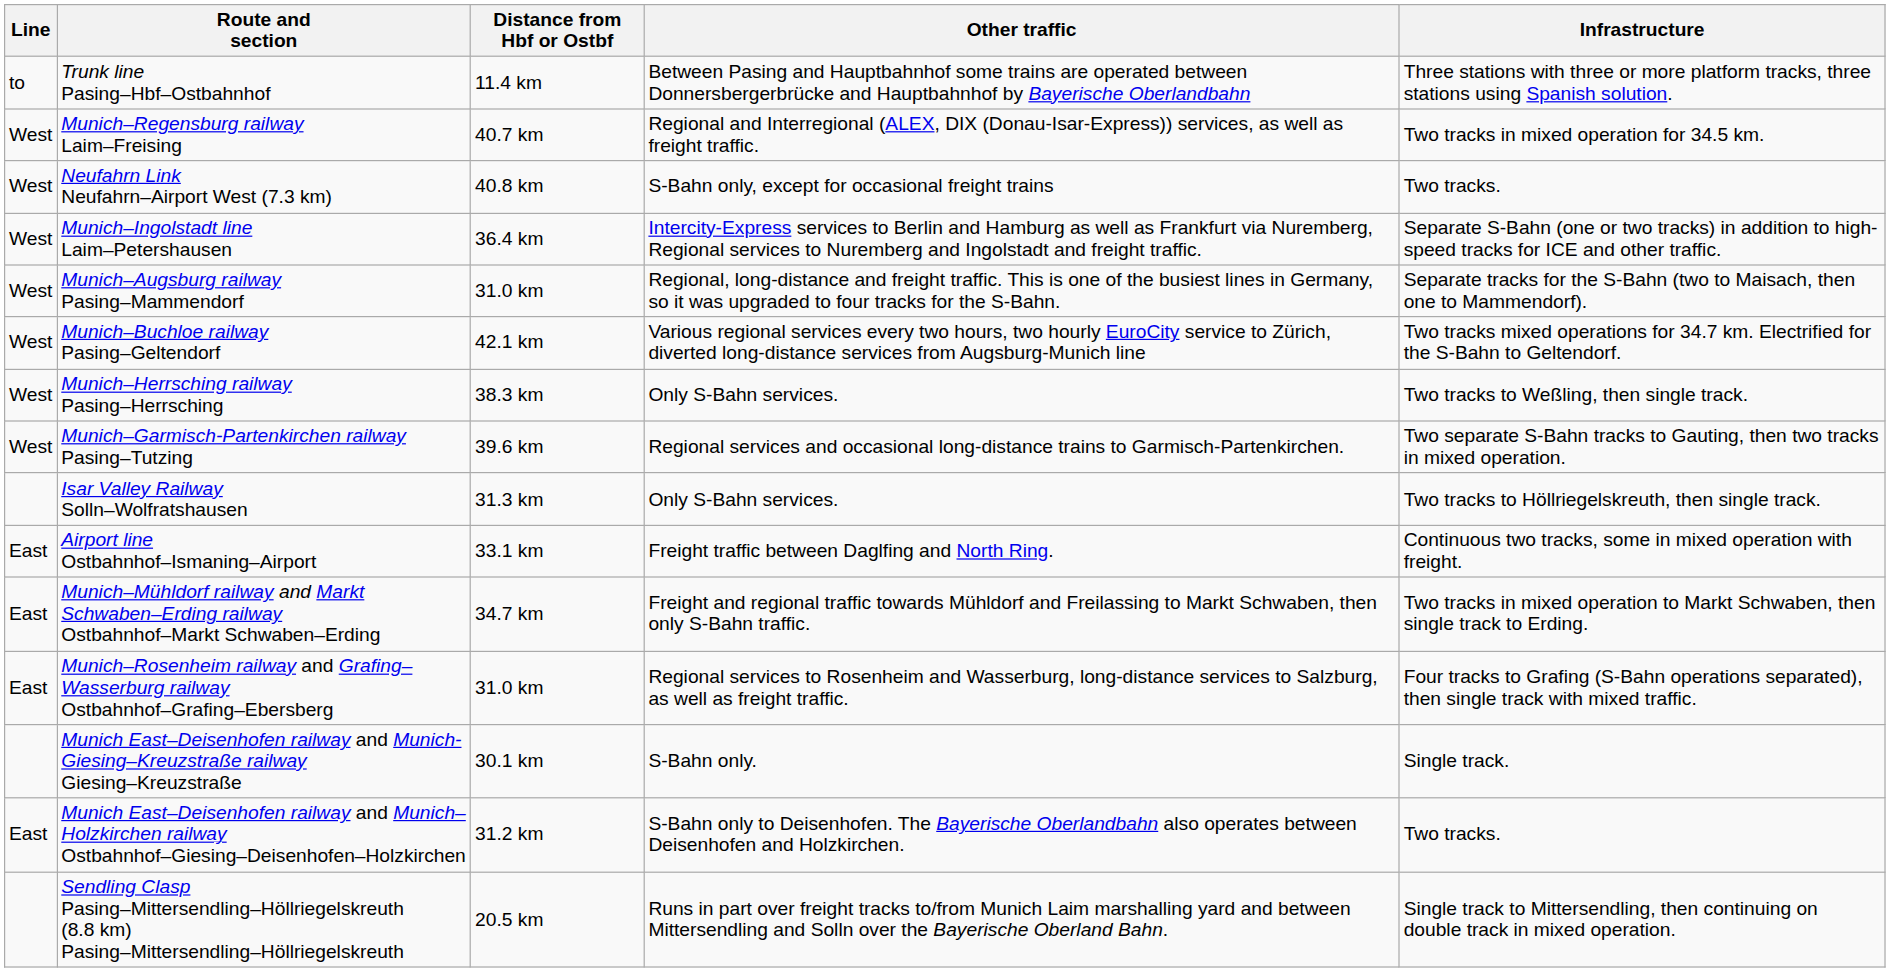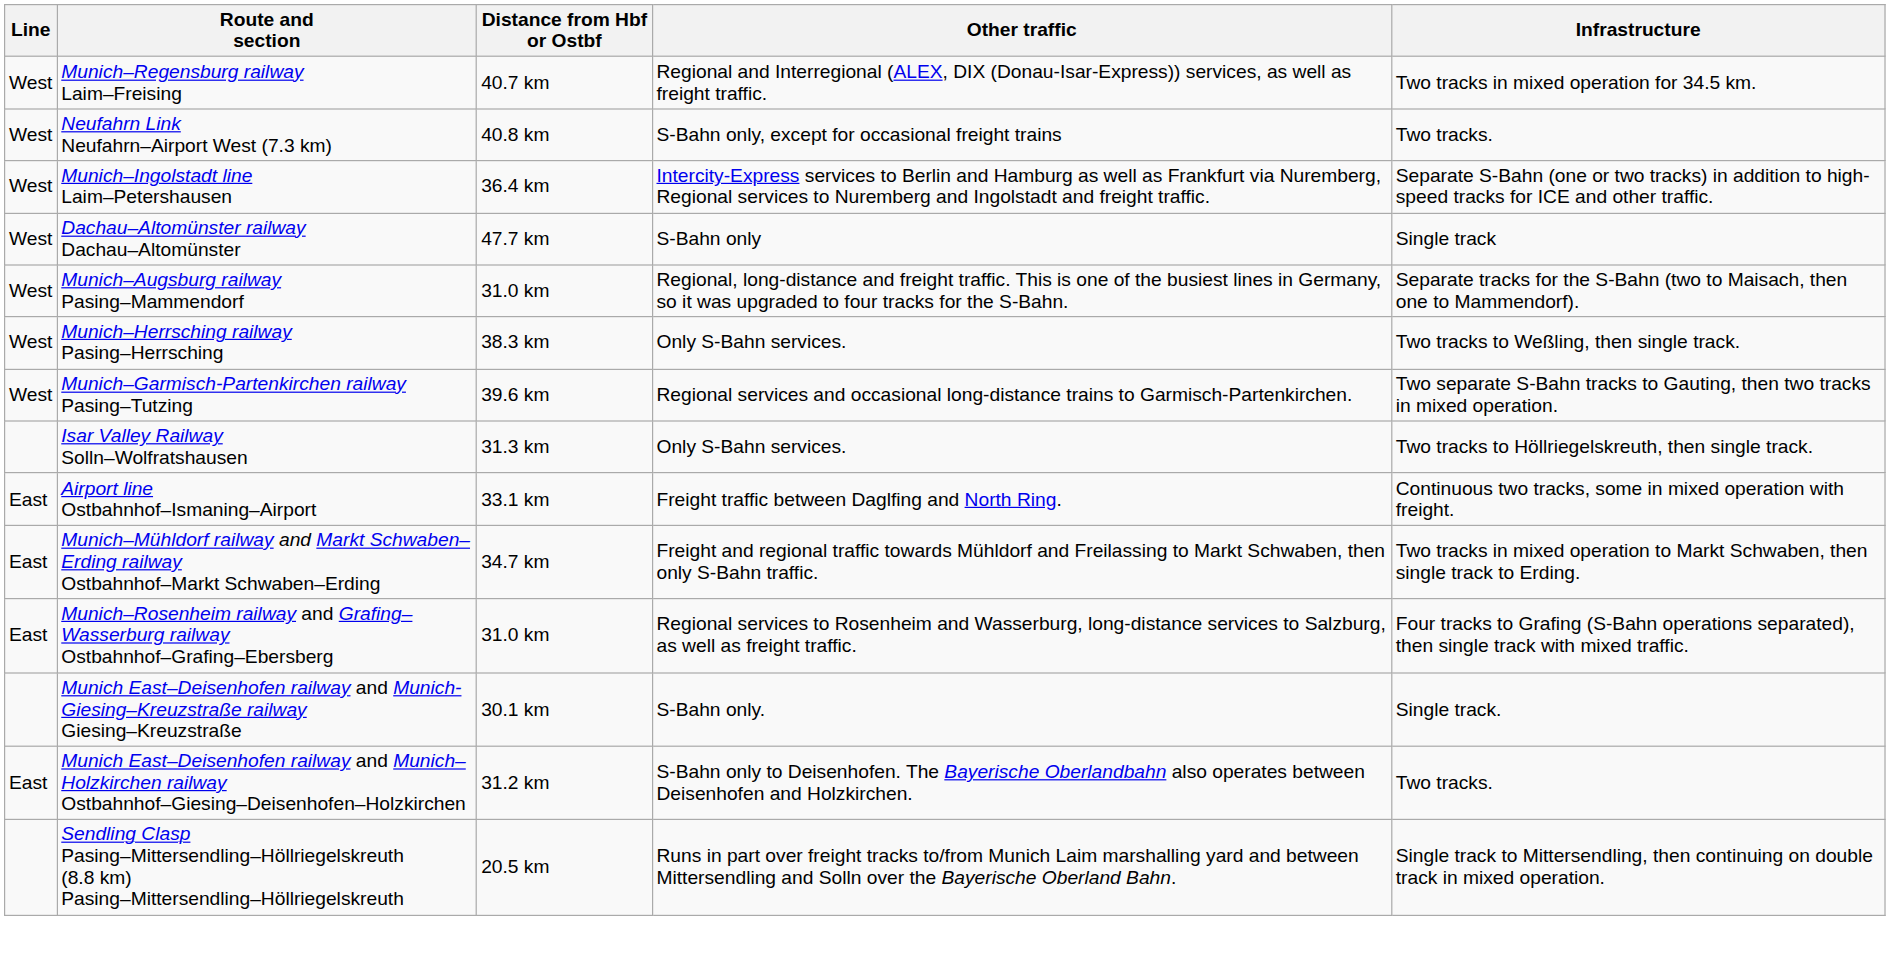- row: (166, 82)
+ row: (183, 238)
- row: (165, 342)
